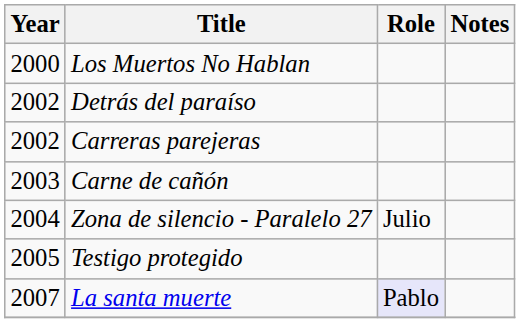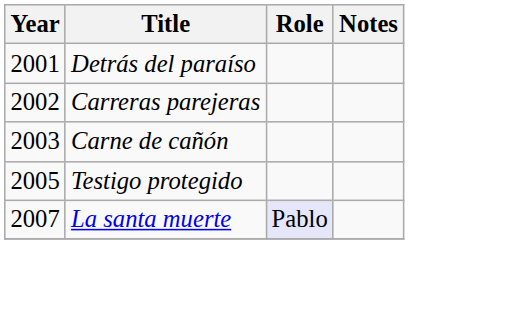- row: (191, 63)
(35, 102) 2002 -> (35, 63) 2001
- row: (221, 219)
